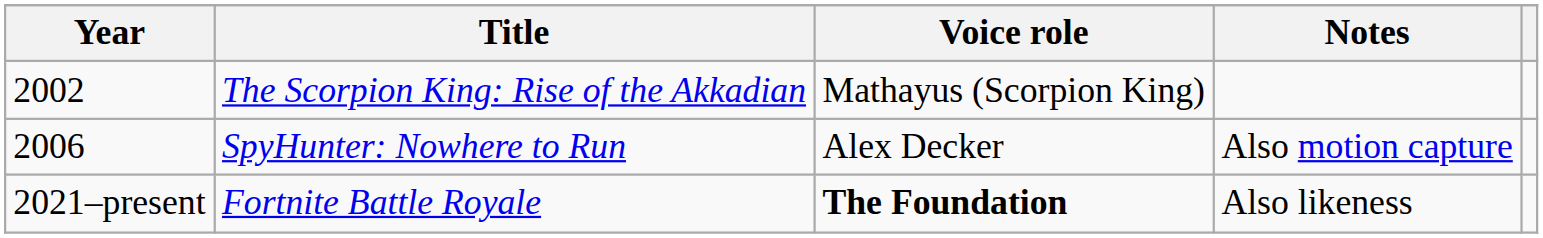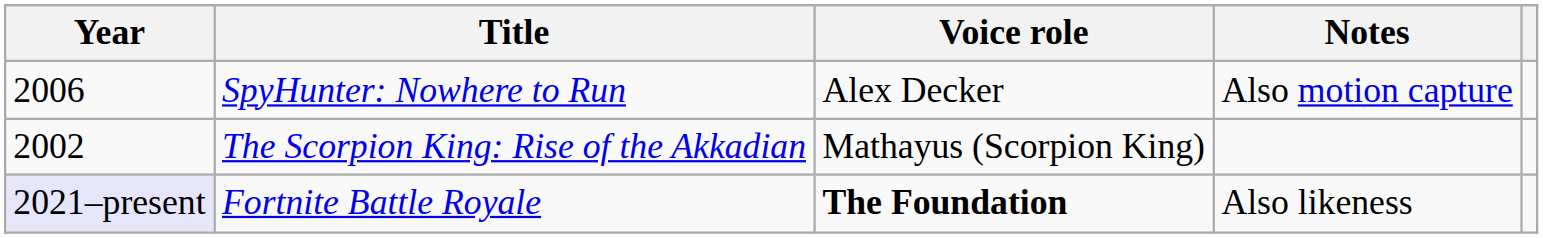rows swapped: (514, 89) <-> (424, 145)
(109, 202) no background -> (109, 202) lavender background
